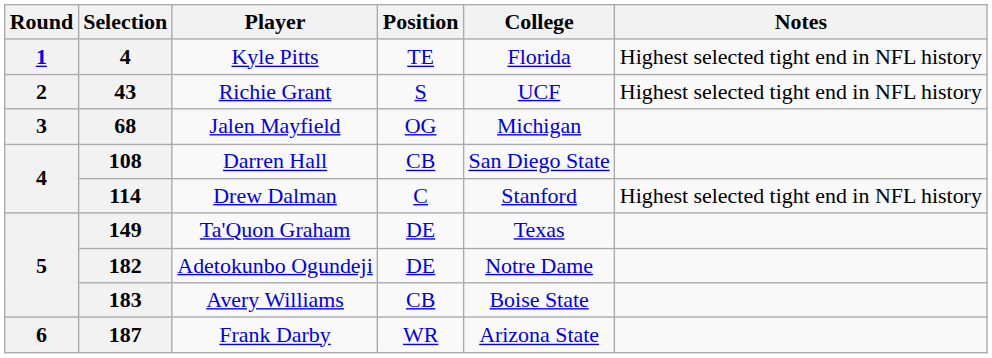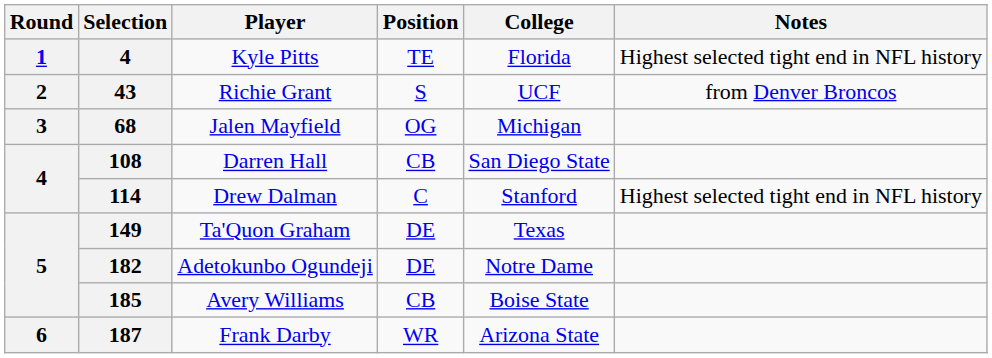(801, 91) Highest selected tight end in NFL history -> (801, 91) from Denver Broncos
(125, 299) 183 -> (125, 299) 185
